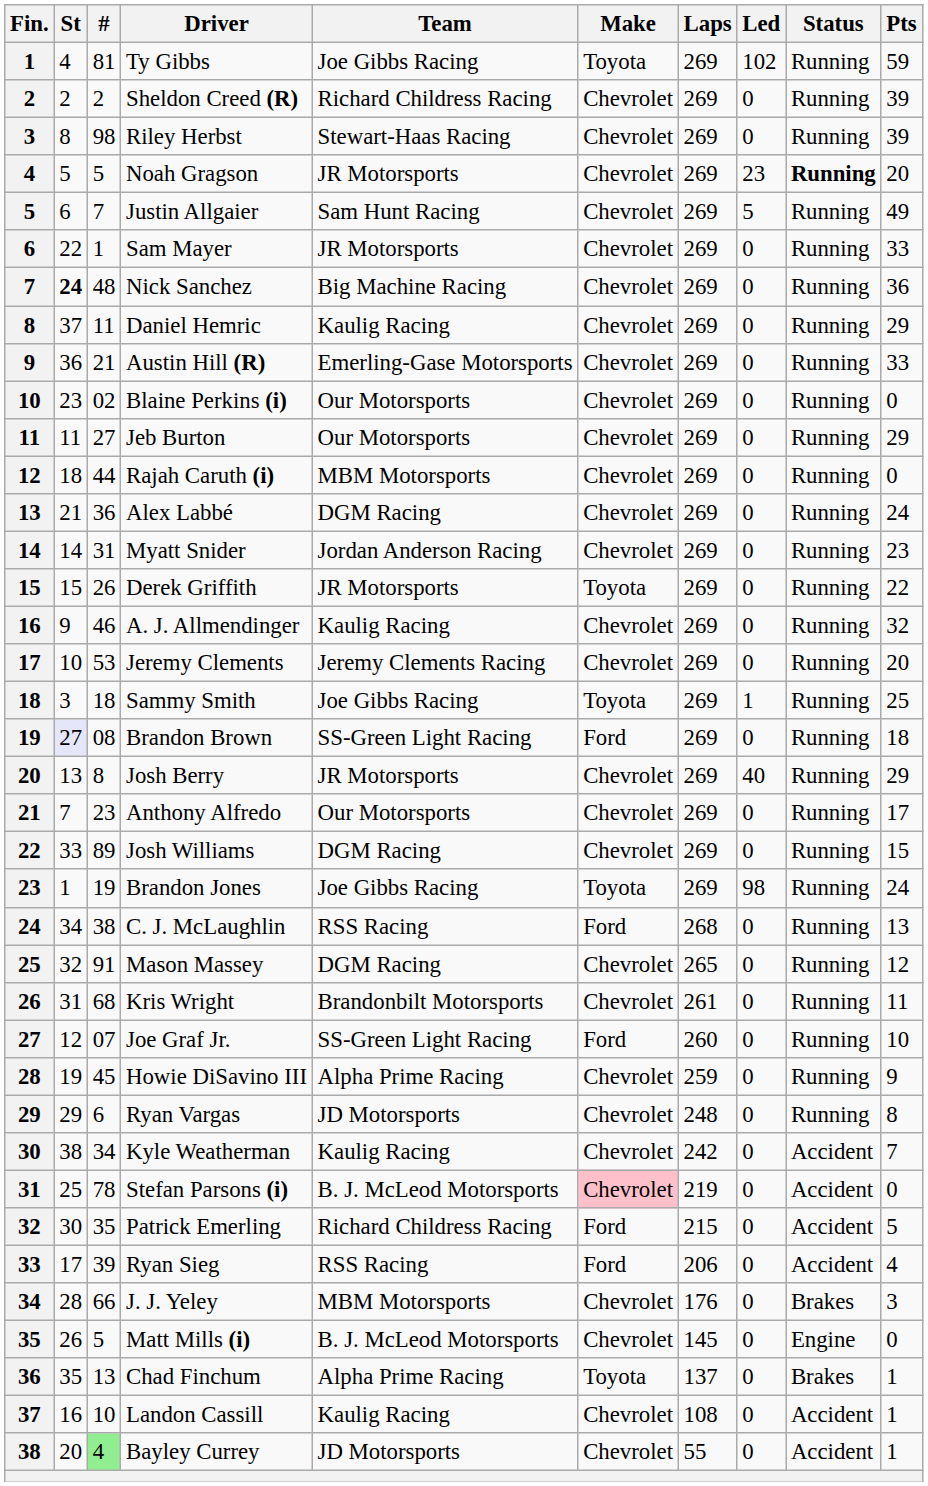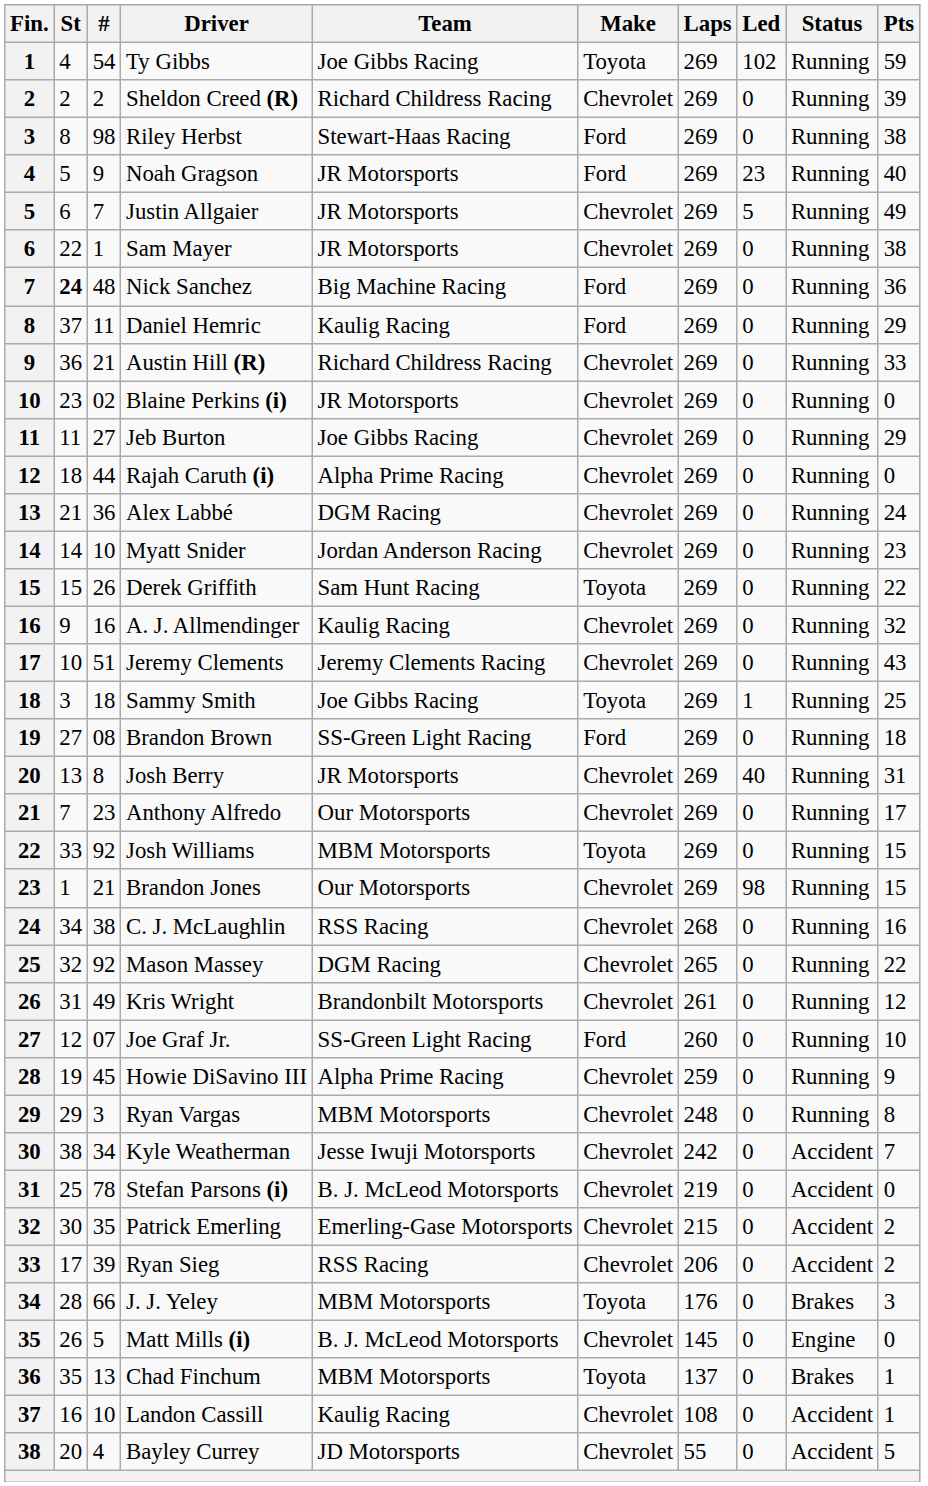(104, 61) 81 -> (104, 61) 54
(628, 136) Chevrolet -> (605, 136) Ford
(898, 136) 39 -> (895, 136) 38
(98, 173) 5 -> (98, 173) 9
(628, 173) Chevrolet -> (605, 173) Ford
(833, 173) bold -> (830, 173) normal
(898, 173) 20 -> (895, 173) 40
(399, 211) Sam Hunt Racing -> (388, 211) JR Motorsports
(898, 249) 33 -> (895, 249) 38
(628, 286) Chevrolet -> (605, 286) Ford
(628, 324) Chevrolet -> (605, 324) Ford
(445, 361) Emerling-Gase Motorsports -> (435, 361) Richard Childress Racing
(394, 399) Our Motorsports -> (388, 399) JR Motorsports
(394, 437) Our Motorsports -> (398, 437) Joe Gibbs Racing
(404, 474) MBM Motorsports -> (411, 474) Alpha Prime Racing
(104, 549) 31 -> (104, 549) 10
(388, 587) JR Motorsports -> (399, 587) Sam Hunt Racing
(104, 624) 46 -> (104, 624) 16
(104, 662) 53 -> (104, 662) 51
(898, 662) 20 -> (895, 662) 43
(71, 737) lavender background -> (71, 737) no background
(898, 775) 29 -> (895, 775) 31
(104, 850) 89 -> (104, 850) 92
(379, 850) DGM Racing -> (404, 850) MBM Motorsports
(628, 850) Chevrolet -> (615, 850) Toyota
(104, 888) 19 -> (104, 888) 21
(398, 888) Joe Gibbs Racing -> (394, 888) Our Motorsports
(615, 888) Toyota -> (628, 888) Chevrolet
(898, 888) 24 -> (895, 888) 15
(605, 925) Ford -> (628, 925) Chevrolet
(898, 925) 13 -> (895, 925) 16
(104, 963) 91 -> (104, 963) 92
(898, 963) 12 -> (895, 963) 22
(104, 1000) 68 -> (104, 1000) 49
(897, 1000) 11 -> (895, 1000) 12
(98, 1113) 6 -> (98, 1113) 3
(389, 1113) JD Motorsports -> (404, 1113) MBM Motorsports
(384, 1151) Kaulig Racing -> (426, 1151) Jesse Iwuji Motorsports
(628, 1188) pink background -> (628, 1188) no background
(435, 1226) Richard Childress Racing -> (445, 1226) Emerling-Gase Motorsports
(605, 1226) Ford -> (628, 1226) Chevrolet
(892, 1226) 5 -> (889, 1226) 2
(605, 1264) Ford -> (628, 1264) Chevrolet
(892, 1264) 4 -> (889, 1264) 2
(628, 1301) Chevrolet -> (615, 1301) Toyota
(411, 1376) Alpha Prime Racing -> (404, 1376) MBM Motorsports
(98, 1452) lightgreen background -> (98, 1452) no background
(892, 1452) 1 -> (889, 1452) 5
